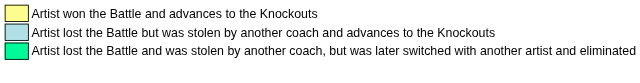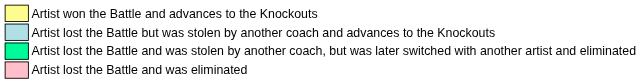+ row: (139, 70)
